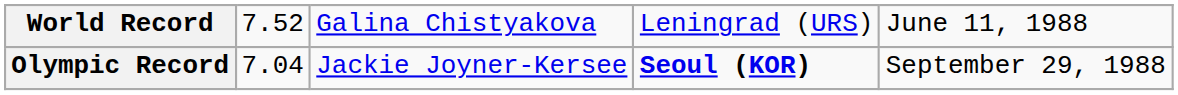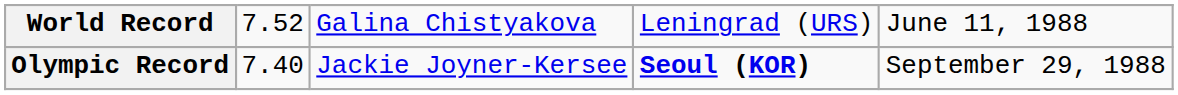(273, 68) 7.04 -> (273, 68) 7.40
